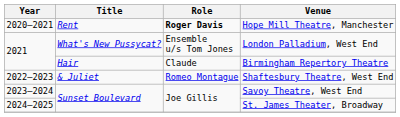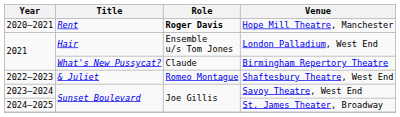(109, 44) What's New Pussycat? -> (68, 44) Hair
(68, 63) Hair -> (109, 63) What's New Pussycat?
